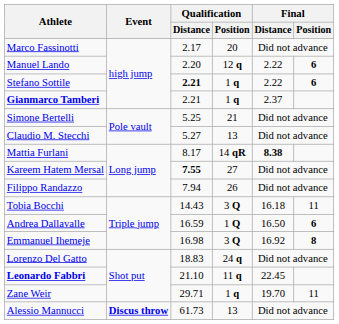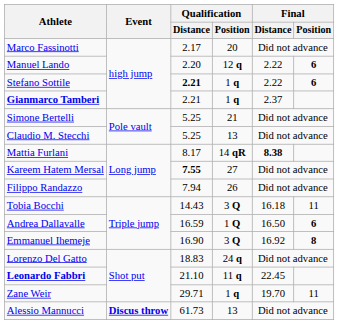(192, 135) 5.27 -> (192, 135) 5.25
(192, 241) 16.98 -> (192, 241) 16.90
